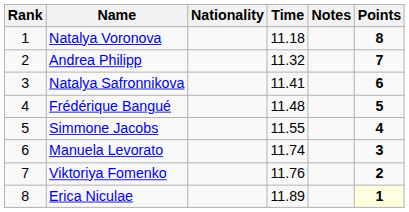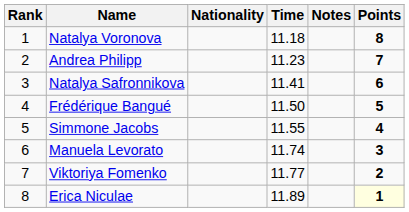(288, 60) 11.32 -> (288, 60) 11.23
(288, 106) 11.48 -> (288, 106) 11.50
(288, 173) 11.76 -> (288, 173) 11.77
